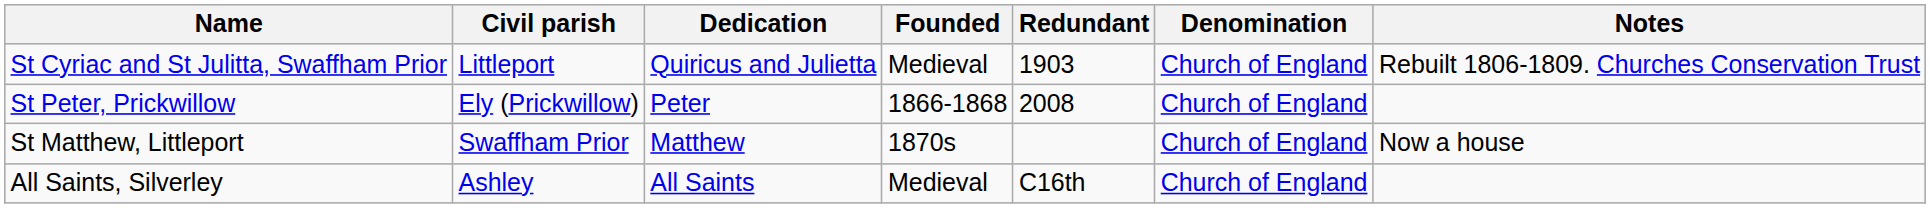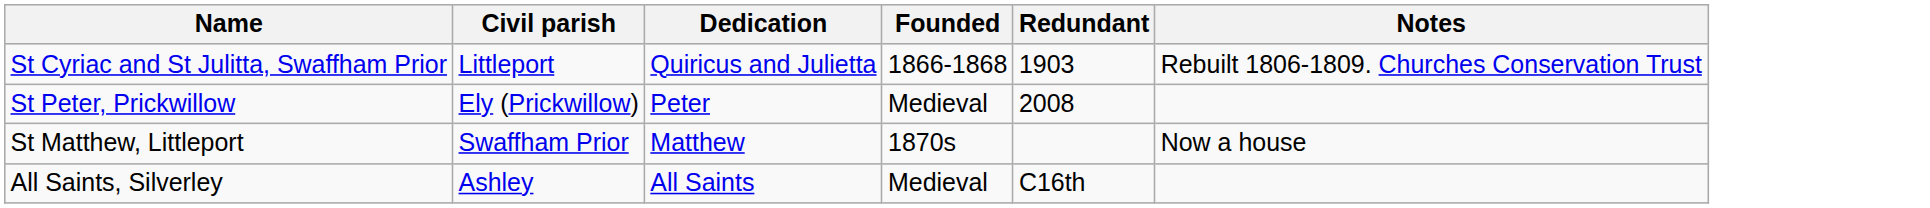- column: (1264, 24)
(938, 63) Medieval -> (948, 63) 1866-1868
(948, 103) 1866-1868 -> (938, 103) Medieval
